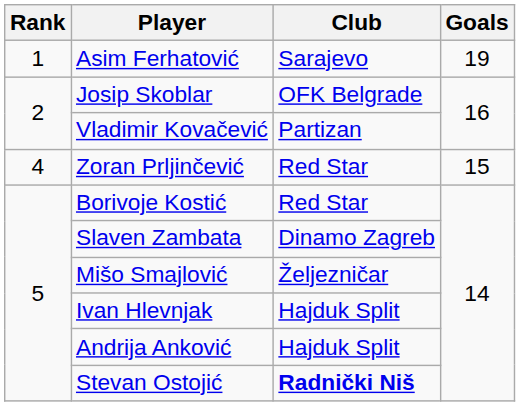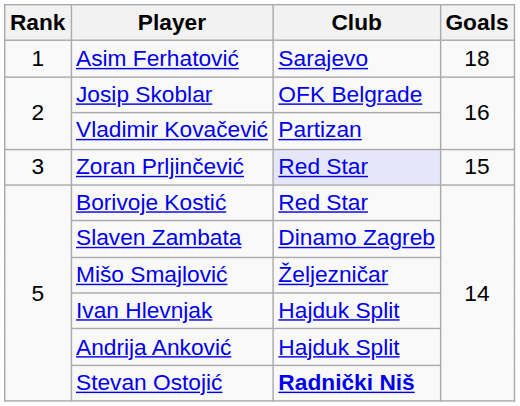(477, 58) 19 -> (477, 58) 18
(38, 166) 4 -> (38, 166) 3
(323, 166) no background -> (323, 166) lavender background
